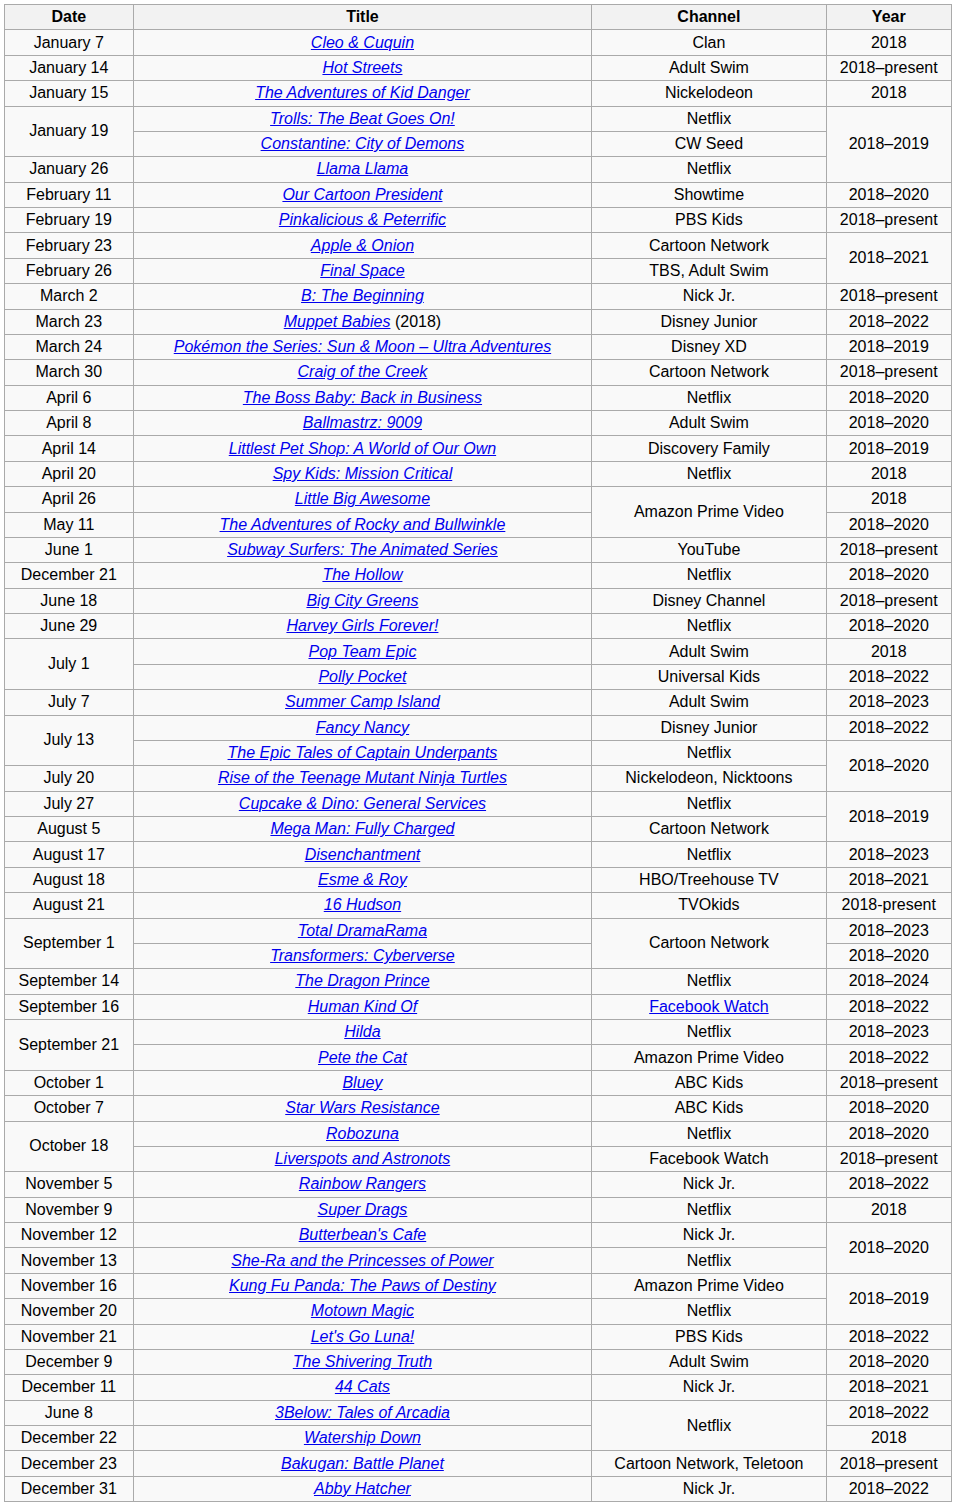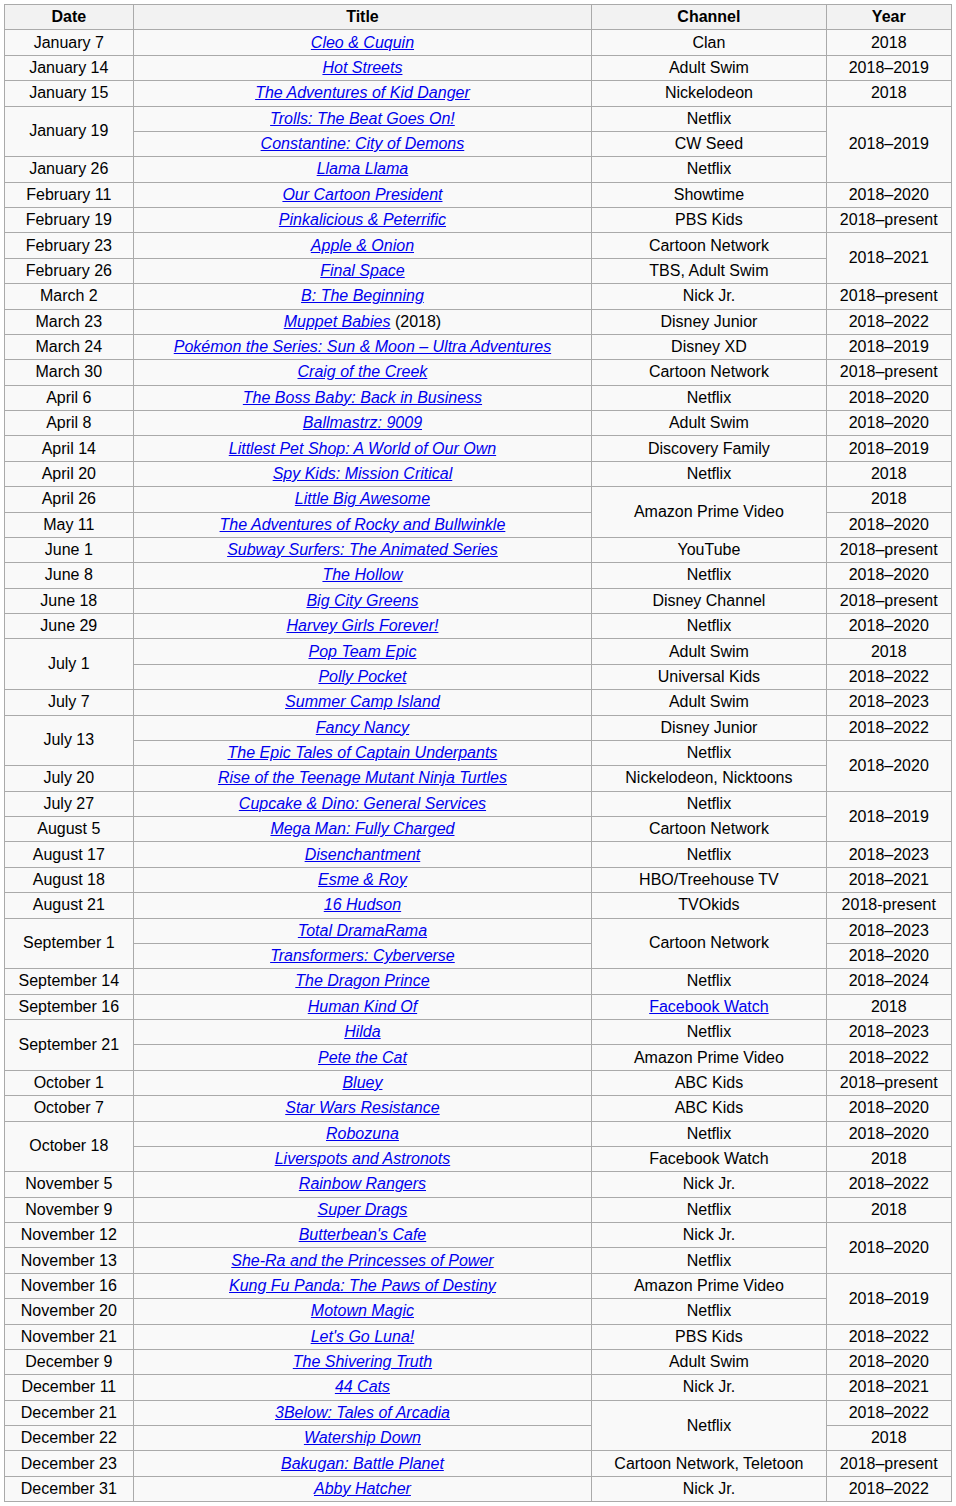(889, 67) 2018–present -> (889, 67) 2018–2019
(69, 575) December 21 -> (69, 575) June 8
(889, 1006) 2018–2022 -> (889, 1006) 2018
(889, 1159) 2018–present -> (889, 1159) 2018
(69, 1412) June 8 -> (69, 1412) December 21
